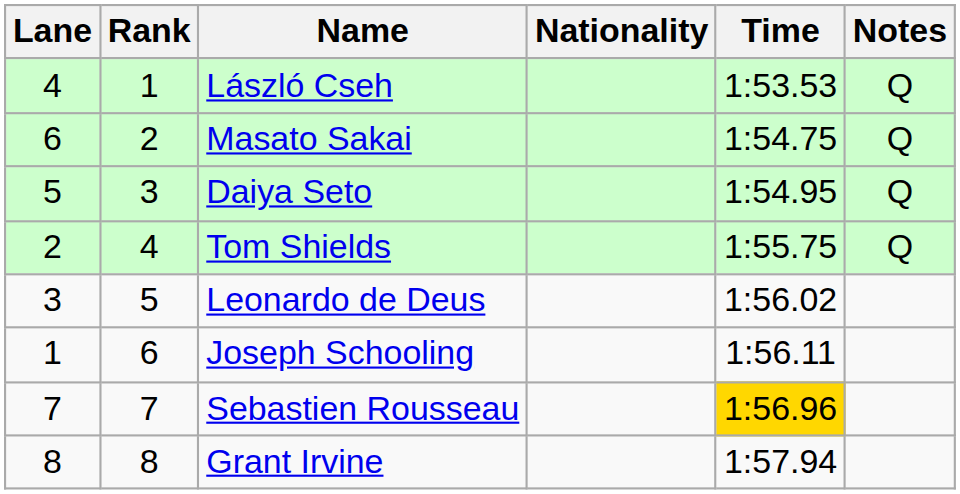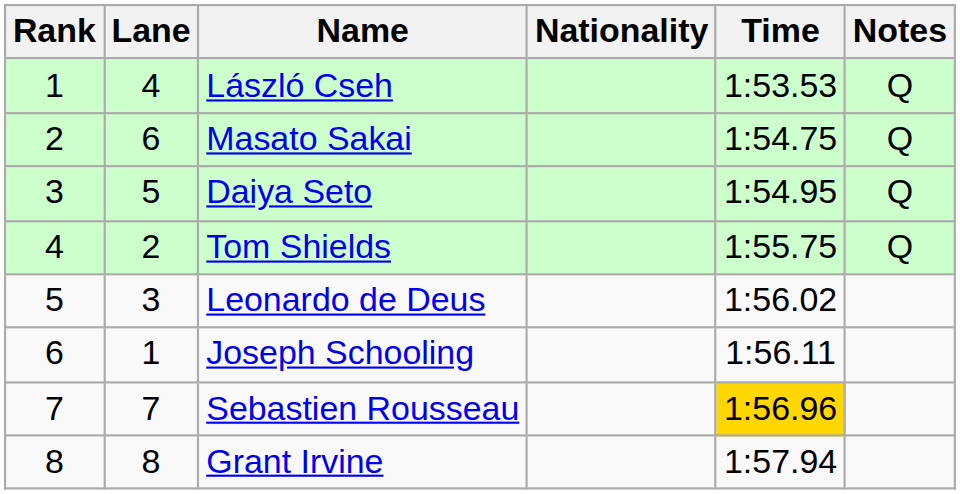columns swapped: (149, 31) <-> (52, 31)
